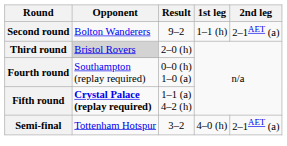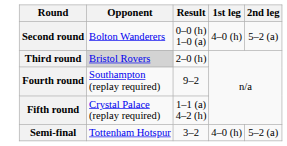(176, 31) 9–2 -> (191, 36) 0–0 (h) 1–0 (a)
(212, 31) 1–1 (h) -> (227, 36) 4–0 (h)
(256, 31) 2–1AET (a) -> (263, 36) 5–2 (a)
(176, 72) 0–0 (h) 1–0 (a) -> (191, 81) 9–2
(113, 101) bold -> (125, 110) normal
(256, 125) 2–1AET (a) -> (263, 132) 5–2 (a)
